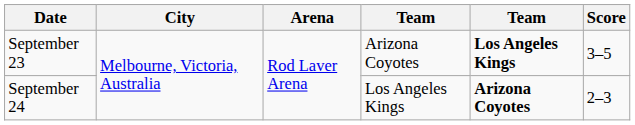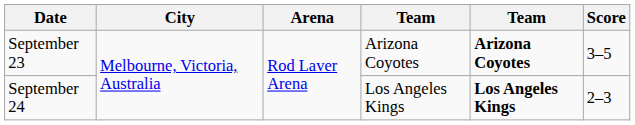(516, 52) Los Angeles Kings -> (503, 52) Arizona Coyotes
(503, 97) Arizona Coyotes -> (516, 97) Los Angeles Kings
